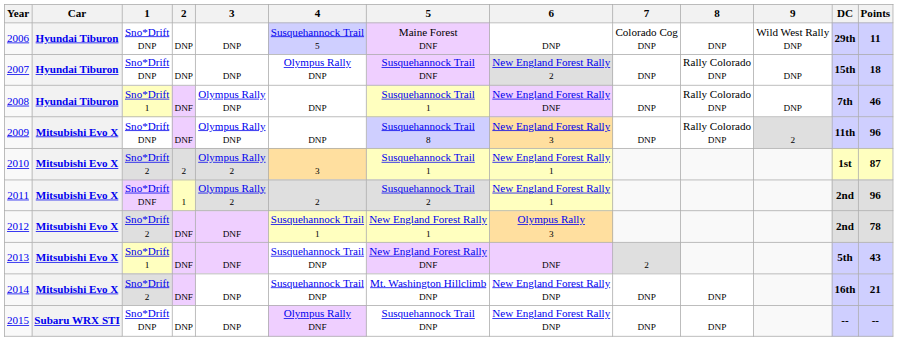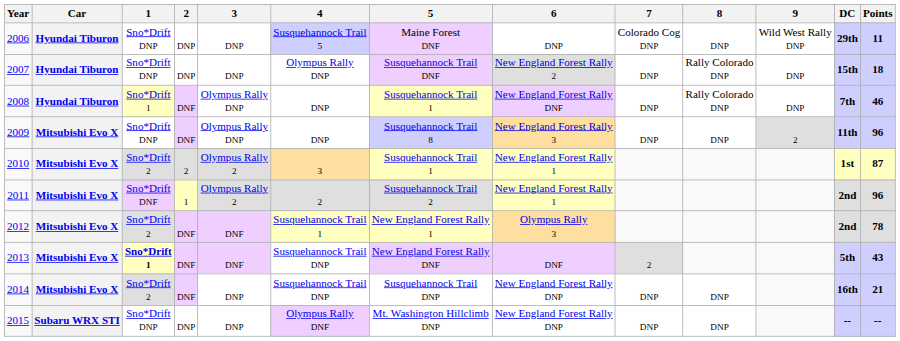(717, 132) Rally Colorado DNP -> (720, 140) DNP
(147, 258) normal -> (148, 258) bold
(428, 289) Mt. Washington Hillclimb DNP -> (431, 289) Susquehannock Trail DNP
(428, 321) Susquehannock Trail DNP -> (431, 321) Mt. Washington Hillclimb DNP
